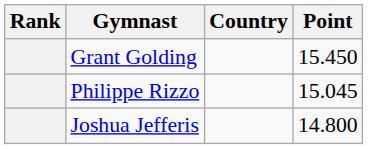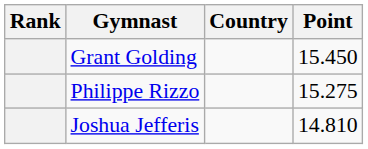(328, 90) 15.045 -> (328, 90) 15.275
(328, 125) 14.800 -> (328, 125) 14.810
